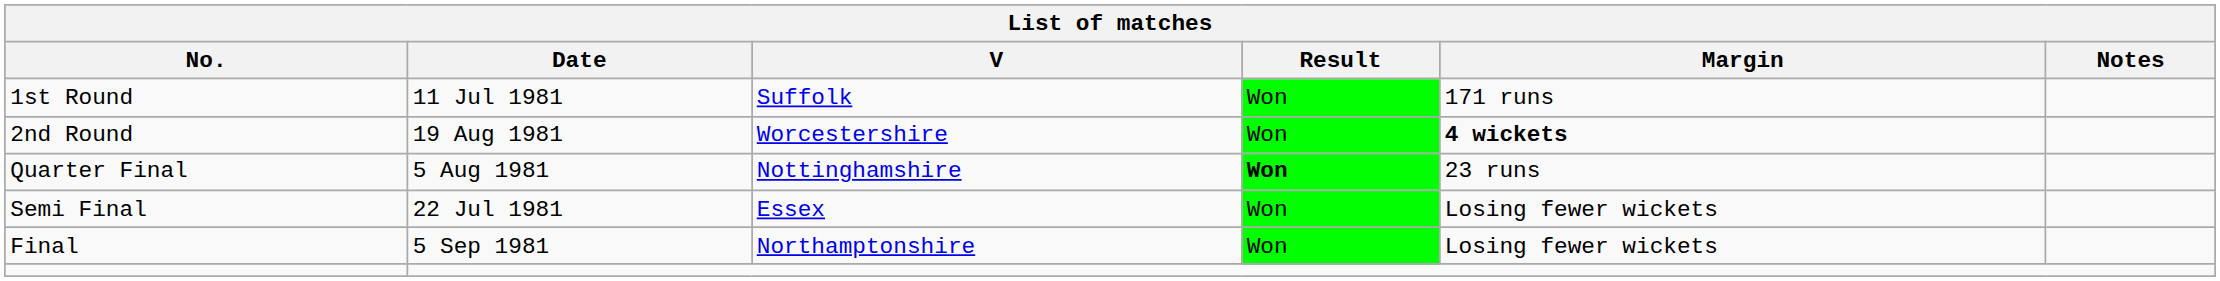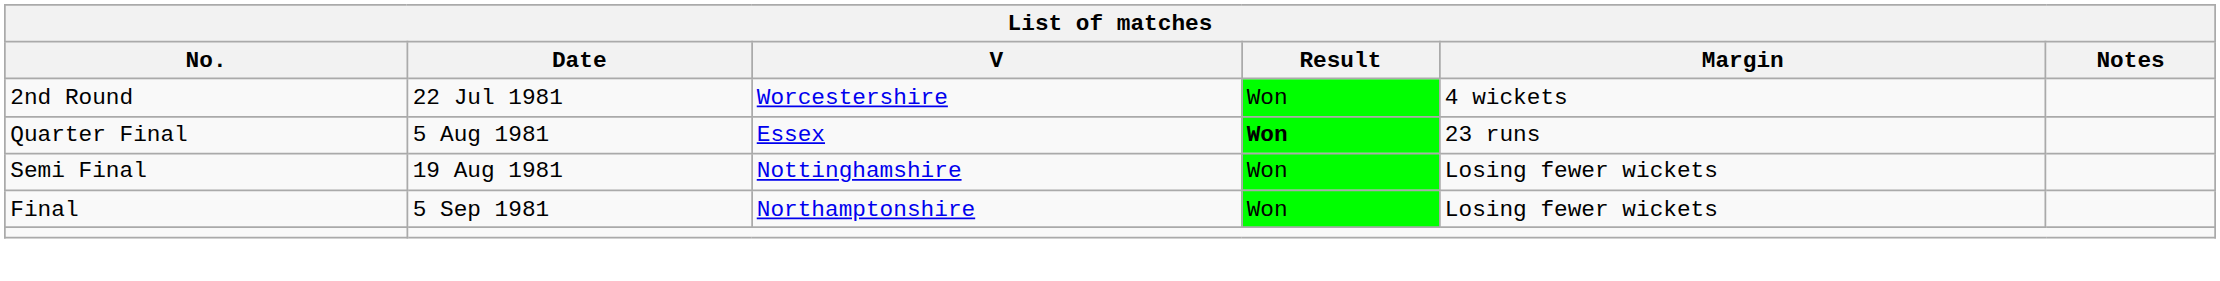- row: (72, 98)
(488, 135) 19 Aug 1981 -> (488, 98) 22 Jul 1981
(1506, 135) bold -> (1506, 98) normal
(859, 172) Nottinghamshire -> (791, 135) Essex
(488, 209) 22 Jul 1981 -> (488, 172) 19 Aug 1981
(791, 209) Essex -> (859, 172) Nottinghamshire
